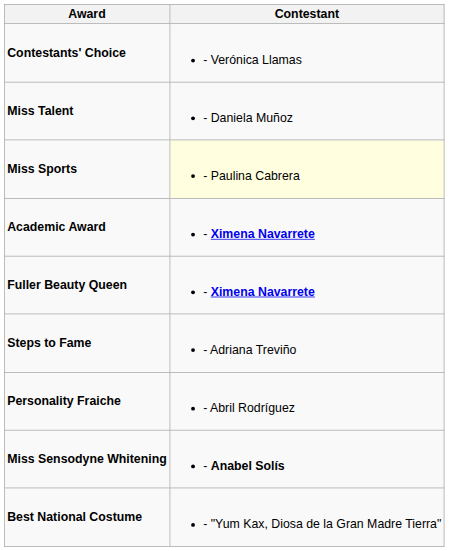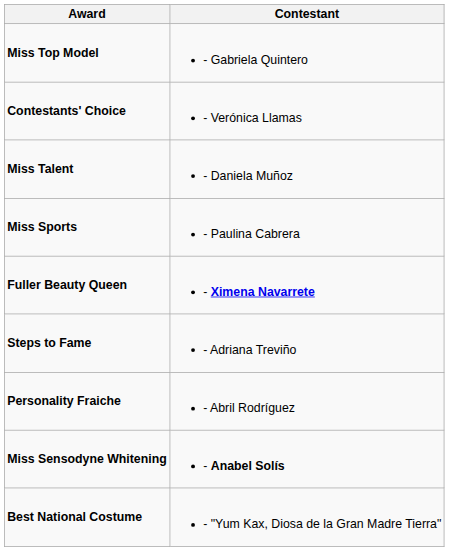+ row: (53, 53)
(307, 176) lightyellow background -> (307, 234) no background
- row: (57, 227)
